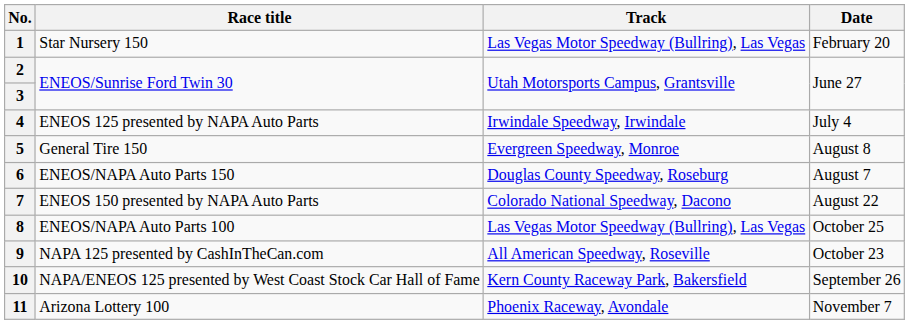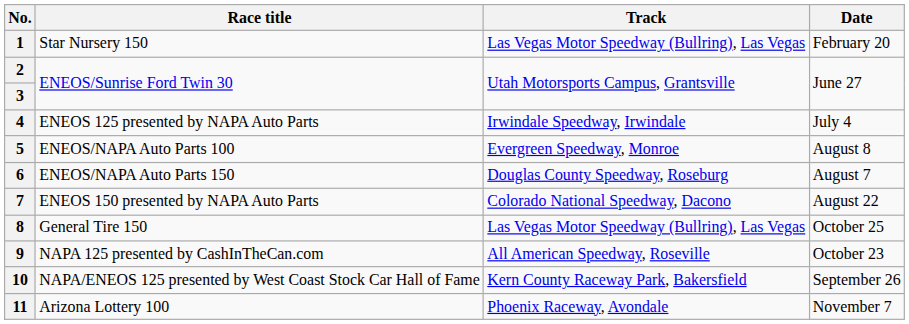(93, 148) General Tire 150 -> (137, 148) ENEOS/NAPA Auto Parts 100
(137, 227) ENEOS/NAPA Auto Parts 100 -> (93, 227) General Tire 150
